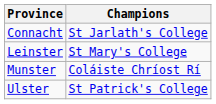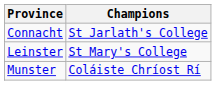- row: (28, 89)
